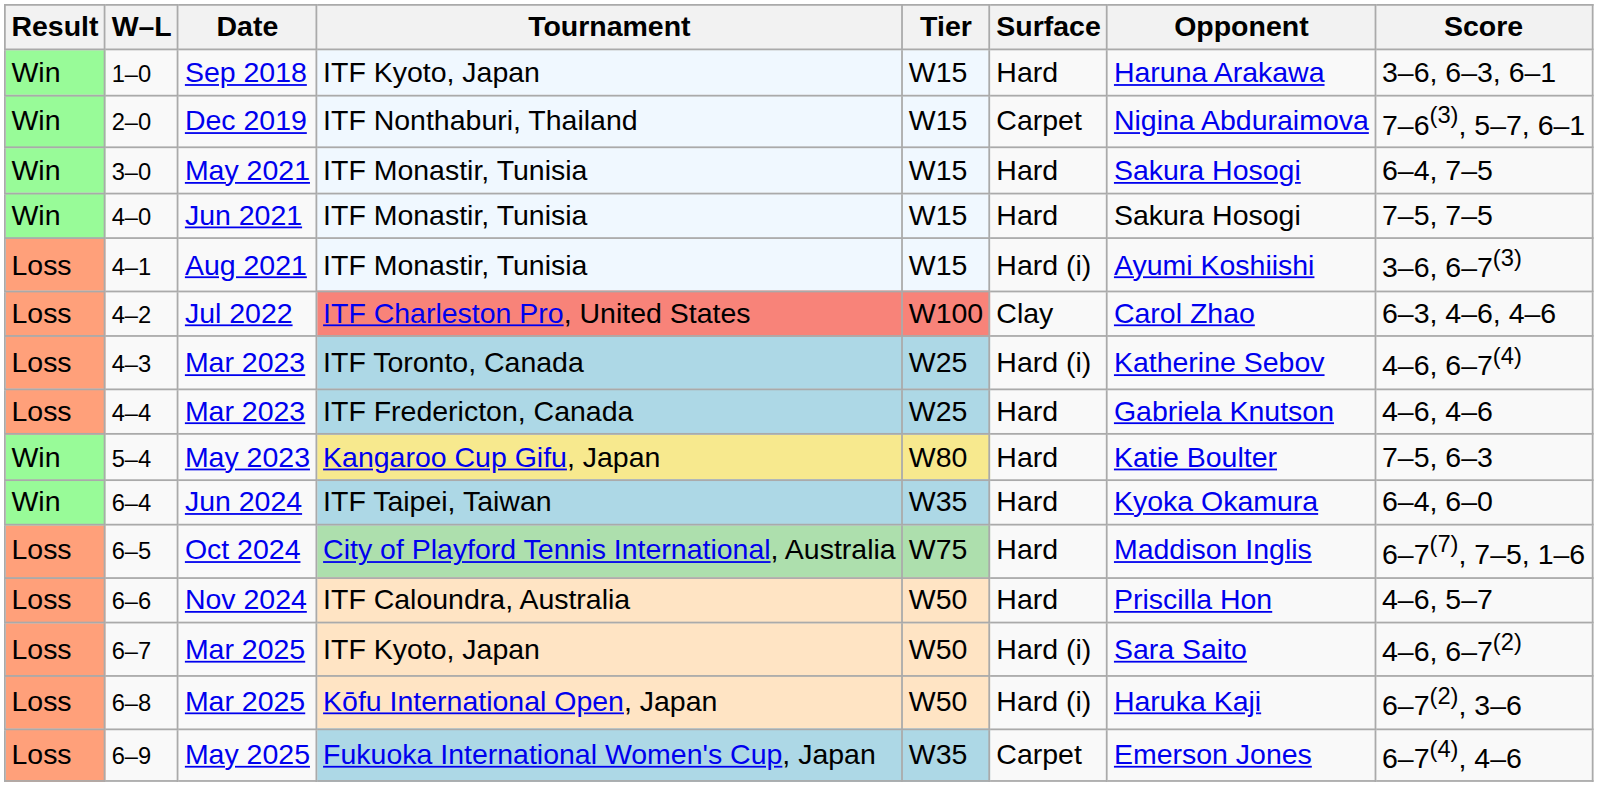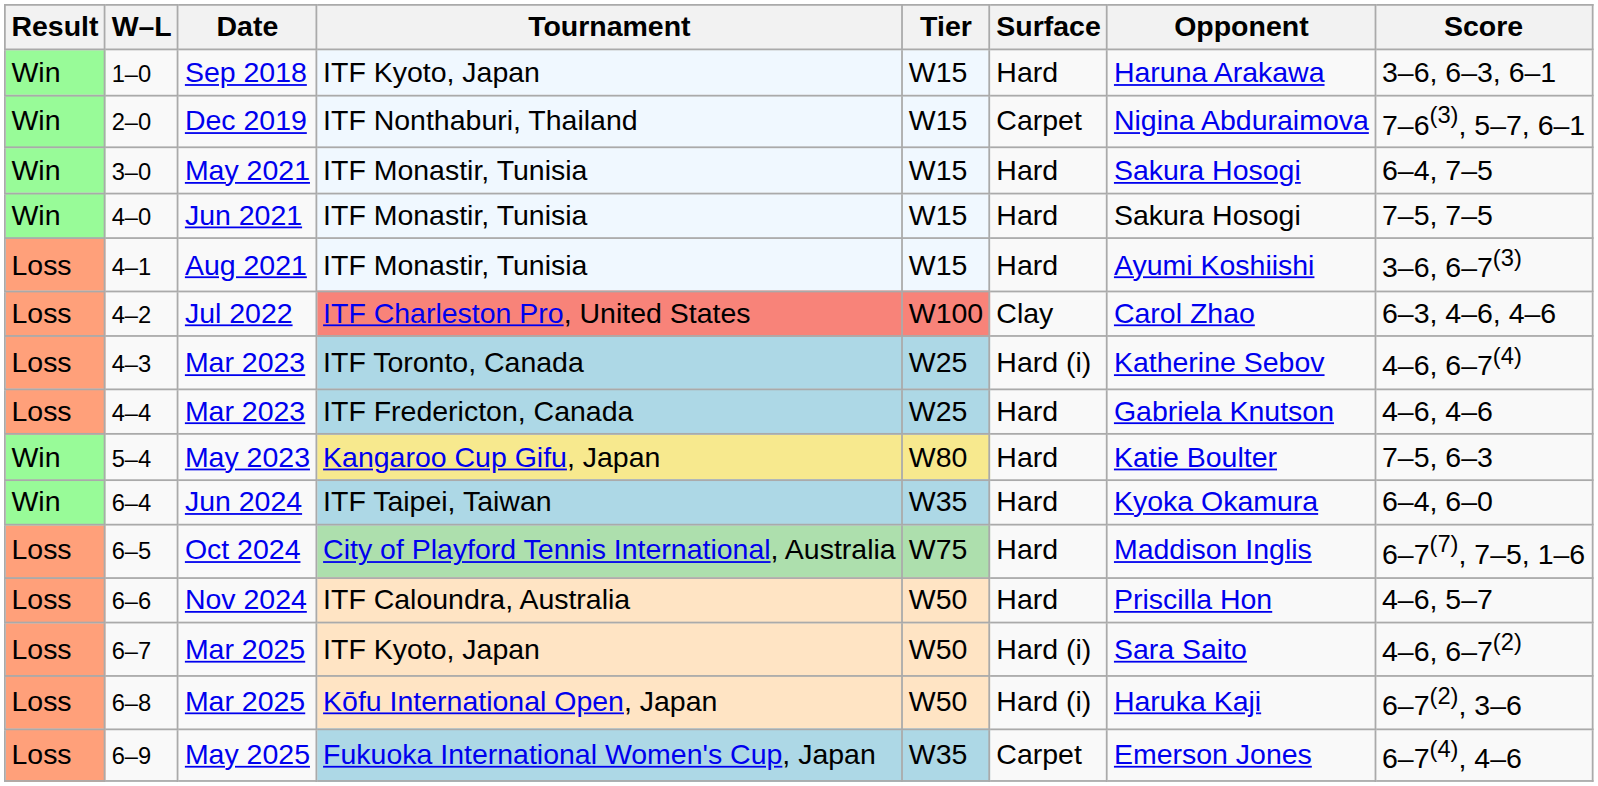(1044, 264) Hard (i) -> (1027, 264) Hard
